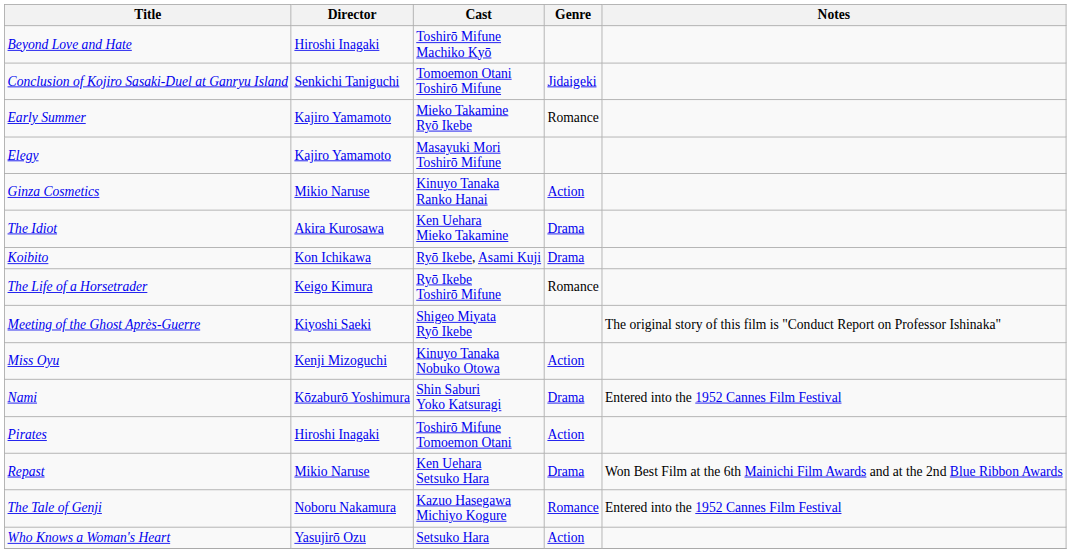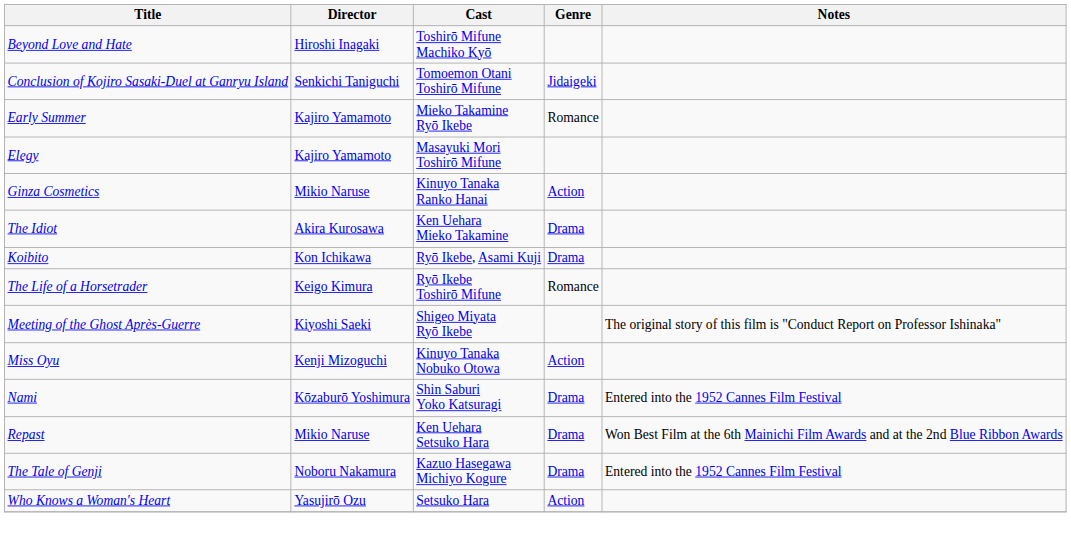- row: (27, 434)
(573, 508) Romance -> (566, 471) Drama
